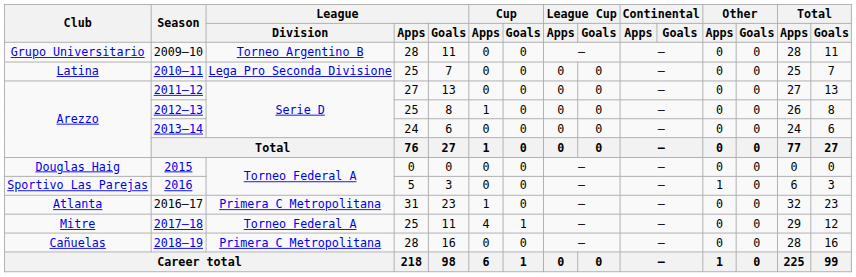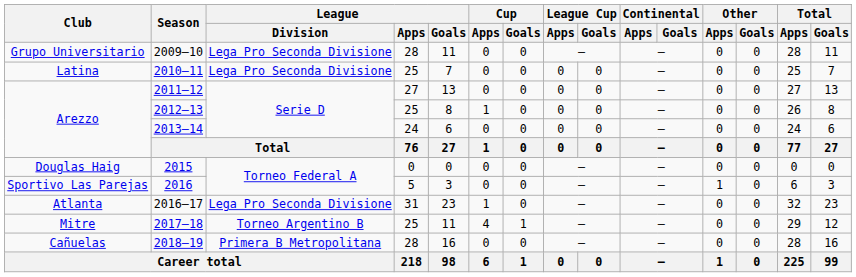(300, 52) Torneo Argentino B -> (300, 52) Lega Pro Seconda Divisione
(300, 205) Primera C Metropolitana -> (300, 205) Lega Pro Seconda Divisione
(300, 224) Torneo Federal A -> (300, 224) Torneo Argentino B
(300, 243) Primera C Metropolitana -> (300, 243) Primera B Metropolitana
